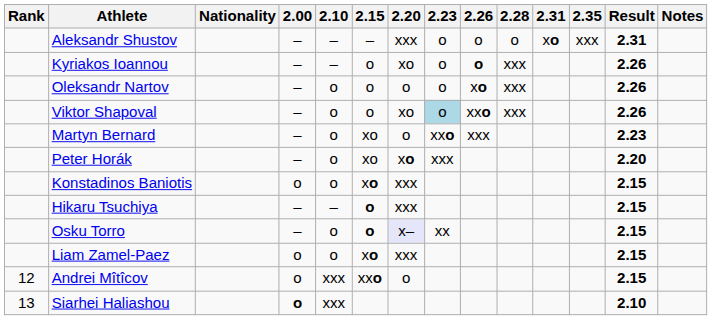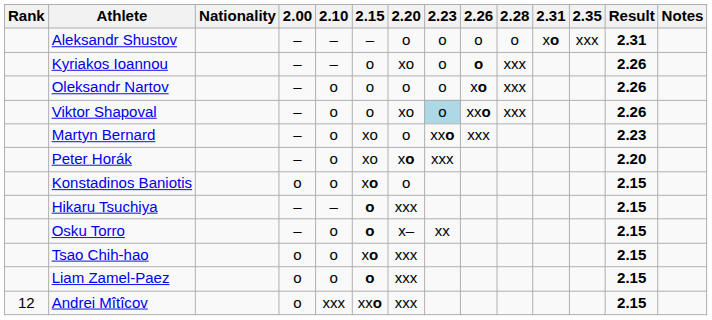(406, 40) xxx -> (406, 40) o
(406, 183) xxx -> (406, 183) o
(406, 231) lavender background -> (406, 231) no background
+ row: (100, 254)
(370, 254) xo -> (370, 278) o
(406, 278) o -> (406, 302) xxx
- row: (111, 302)
